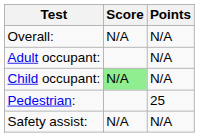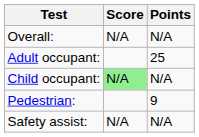(161, 57) N/A -> (157, 57) 25
(157, 100) 25 -> (154, 100) 9
